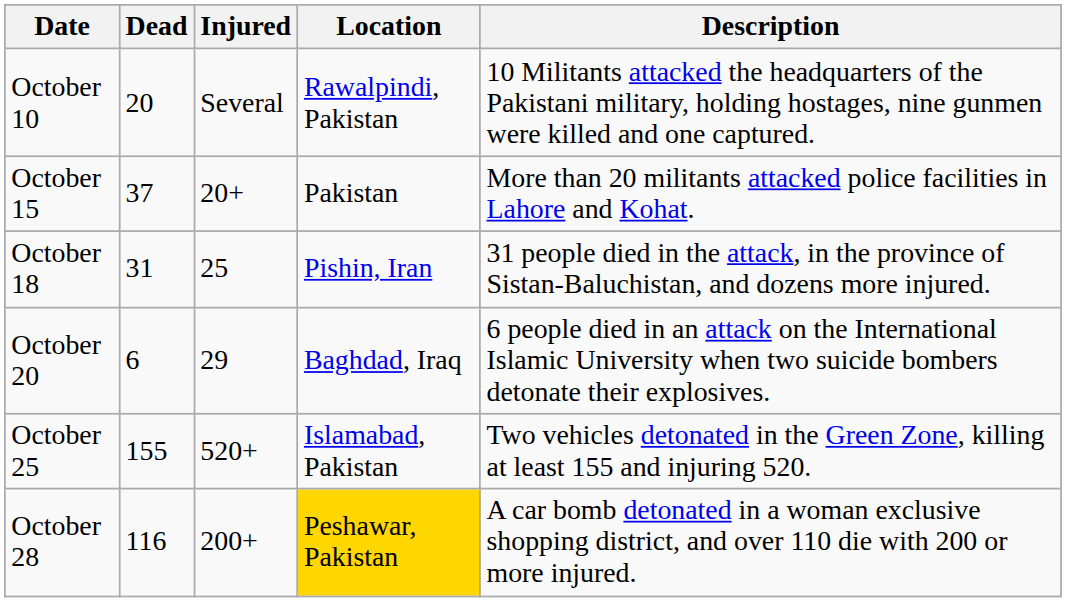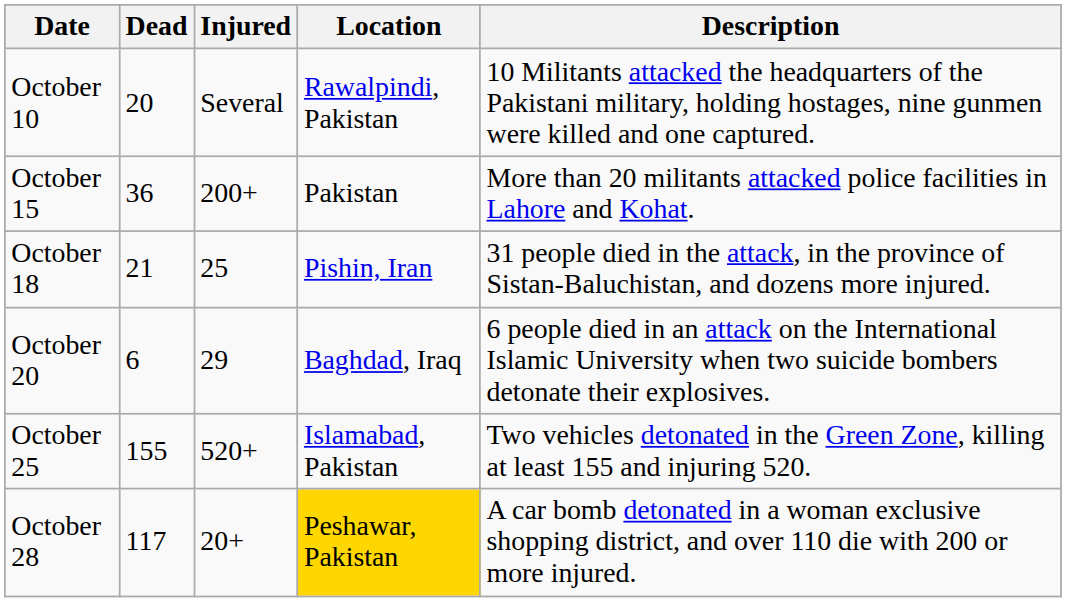(140, 193) 37 -> (140, 193) 36
(222, 193) 20+ -> (229, 193) 200+
(140, 268) 31 -> (140, 268) 21
(146, 542) 116 -> (146, 542) 117
(229, 542) 200+ -> (222, 542) 20+
